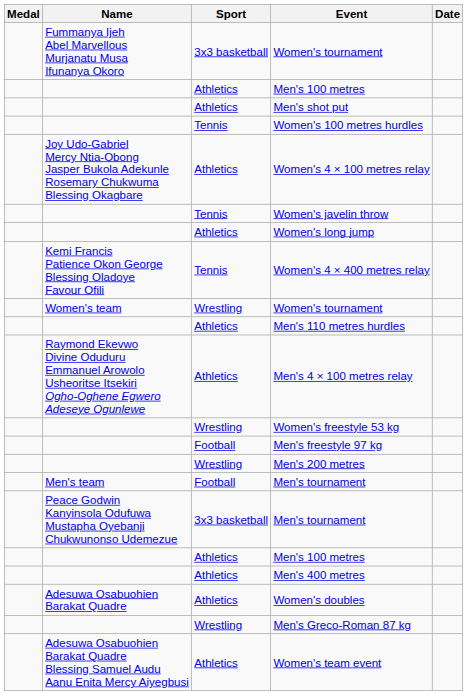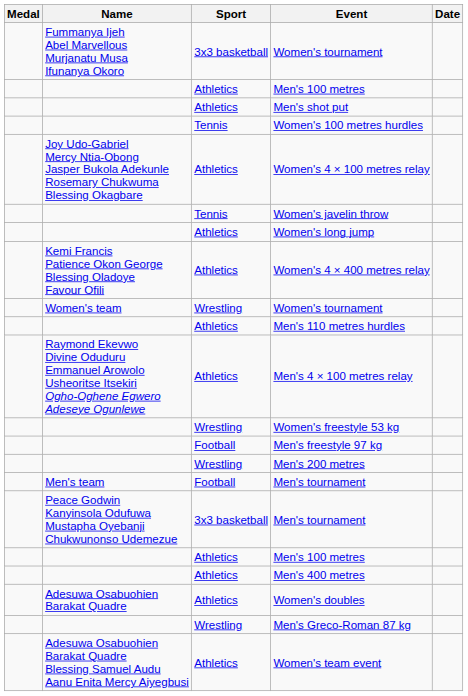(211, 270) Tennis -> (216, 270) Athletics
